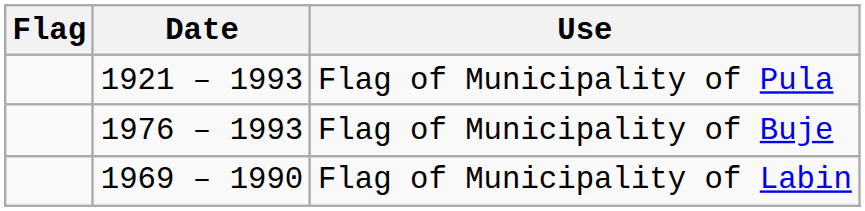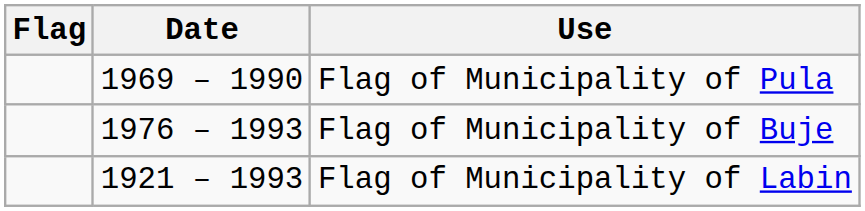(202, 80) 1921 – 1993 -> (202, 80) 1969 – 1990
(202, 180) 1969 – 1990 -> (202, 180) 1921 – 1993
